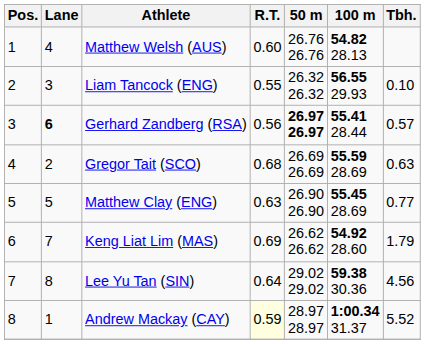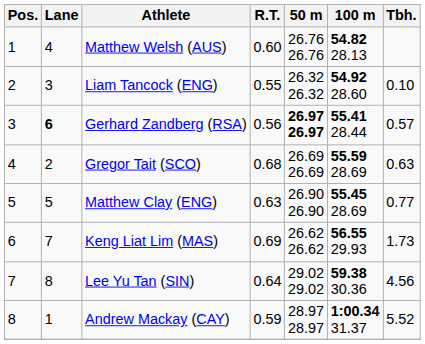(349, 85) 56.55 29.93 -> (349, 85) 54.92 28.60
(349, 242) 54.92 28.60 -> (349, 242) 56.55 29.93
(400, 242) 1.79 -> (400, 242) 1.73
(267, 320) lightyellow background -> (267, 320) no background
